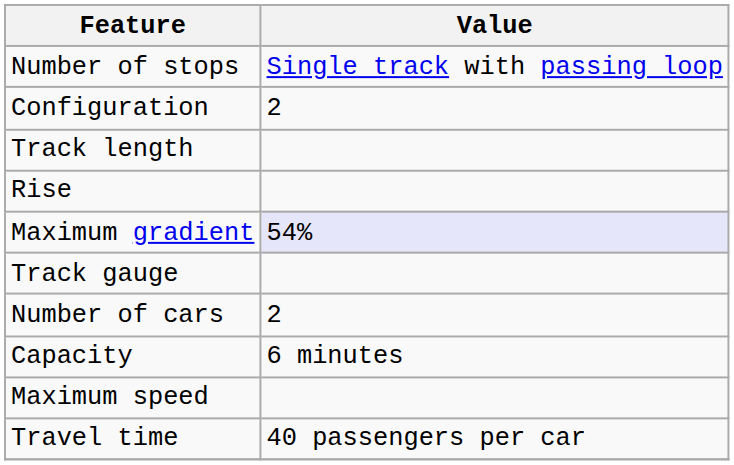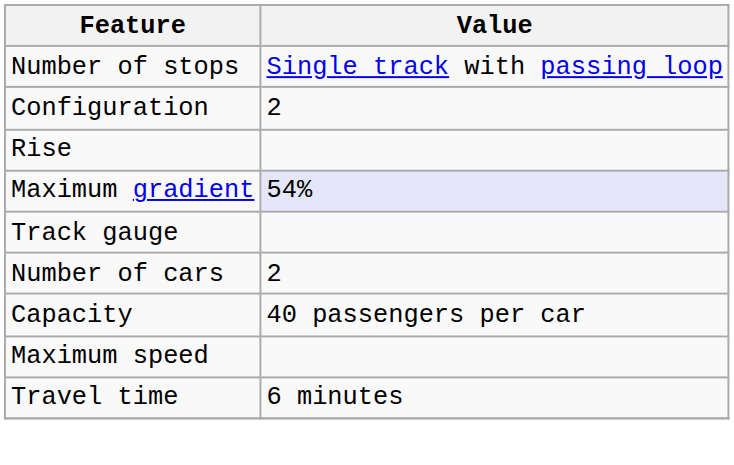- row: (102, 150)
(335, 356) 6 minutes -> (426, 315) 40 passengers per car
(426, 439) 40 passengers per car -> (335, 397) 6 minutes
